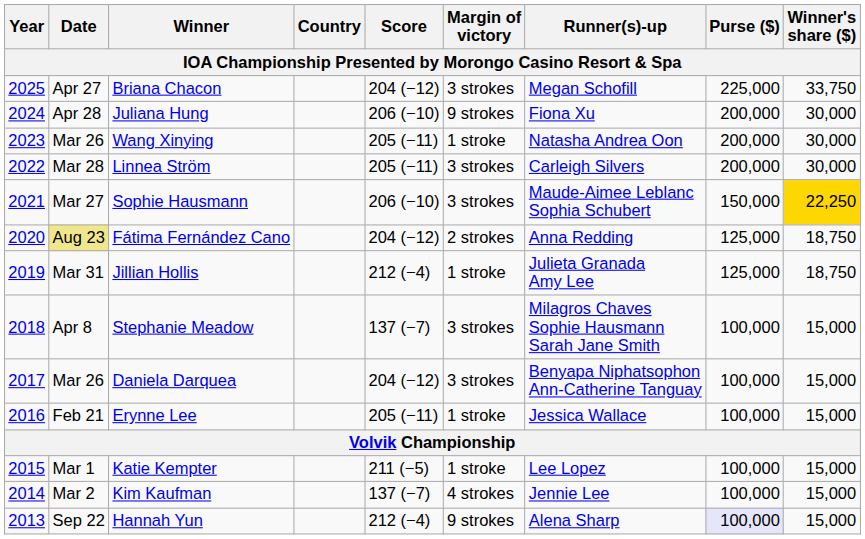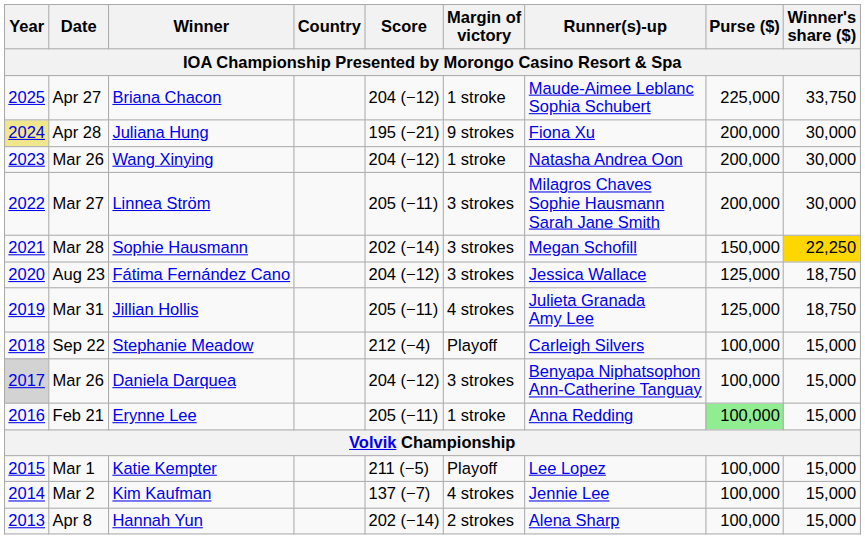(481, 88) 3 strokes -> (476, 97) 1 stroke
(583, 88) Megan Schofill -> (611, 97) Maude-Aimee Leblanc Sophia Schubert
(27, 114) no background -> (27, 133) khaki background
(404, 114) 206 (−10) -> (404, 133) 195 (−21)
(403, 140) 205 (−11) -> (404, 159) 204 (−12)
(78, 166) Mar 28 -> (78, 203) Mar 27
(587, 166) Carleigh Silvers -> (597, 203) Milagros Chaves Sophie Hausmann Sarah Jane Smith
(78, 202) Mar 27 -> (78, 248) Mar 28
(404, 202) 206 (−10) -> (404, 248) 202 (−14)
(611, 202) Maude-Aimee Leblanc Sophia Schubert -> (583, 248) Megan Schofill
(79, 237) khaki background -> (79, 274) no background
(481, 237) 2 strokes -> (481, 274) 3 strokes
(581, 237) Anna Redding -> (588, 274) Jessica Wallace
(399, 273) 212 (−4) -> (403, 310) 205 (−11)
(476, 273) 1 stroke -> (481, 310) 4 strokes
(72, 326) Apr 8 -> (79, 345) Sep 22
(399, 326) 137 (−7) -> (399, 345) 212 (−4)
(481, 326) 3 strokes -> (472, 345) Playoff
(597, 326) Milagros Chaves Sophie Hausmann Sarah Jane Smith -> (587, 345) Carleigh Silvers
(27, 380) no background -> (27, 380) lightgrey background
(588, 416) Jessica Wallace -> (581, 416) Anna Redding
(750, 416) no background -> (750, 416) lightgreen background
(476, 468) 1 stroke -> (472, 468) Playoff
(79, 520) Sep 22 -> (72, 520) Apr 8
(399, 520) 212 (−4) -> (404, 520) 202 (−14)
(481, 520) 9 strokes -> (481, 520) 2 strokes
(750, 520) lavender background -> (750, 520) no background
